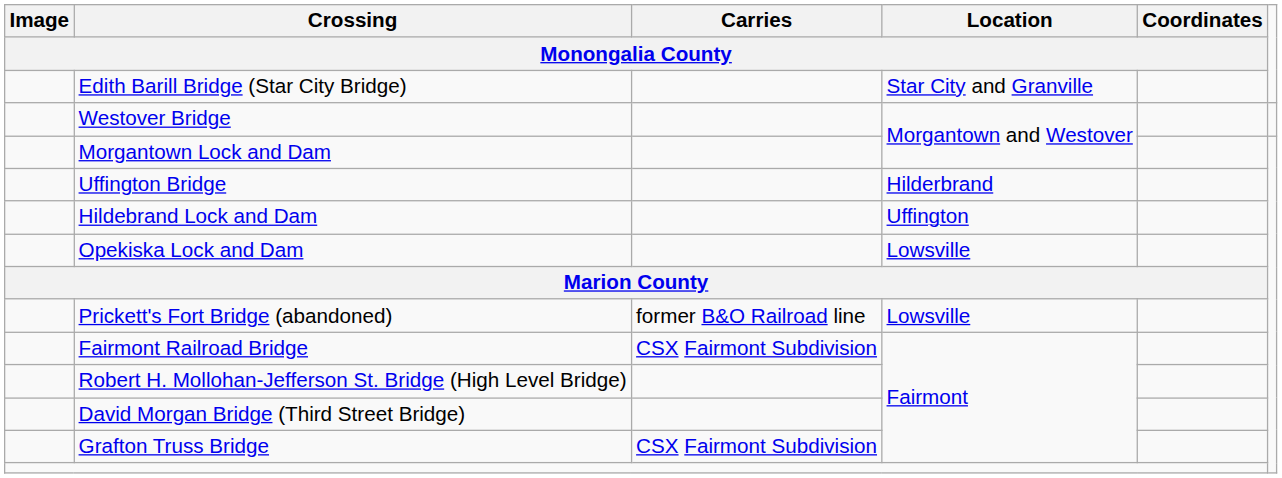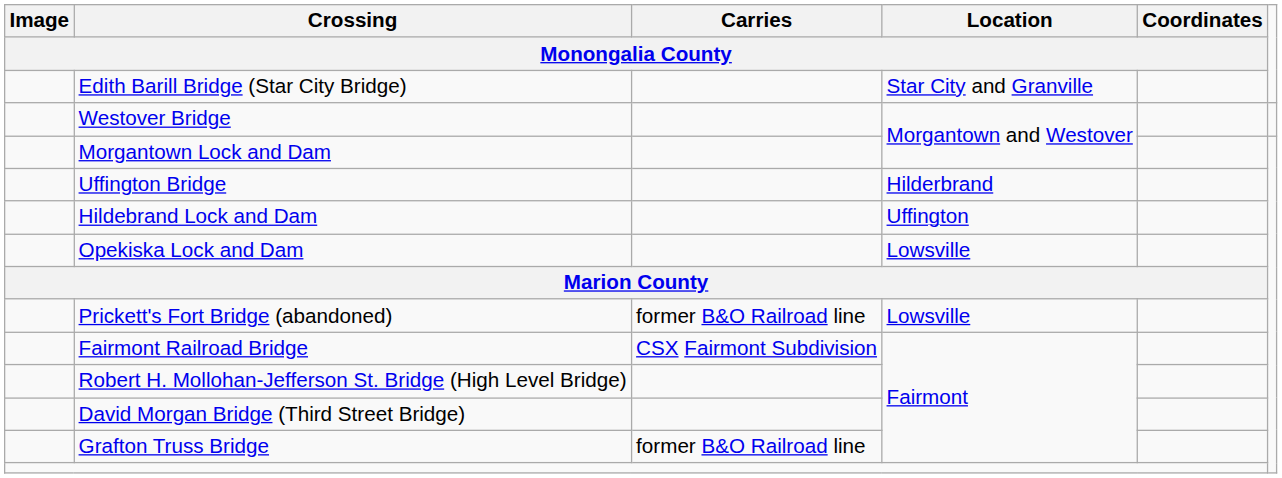(757, 446) CSX Fairmont Subdivision -> (751, 446) former B&O Railroad line
